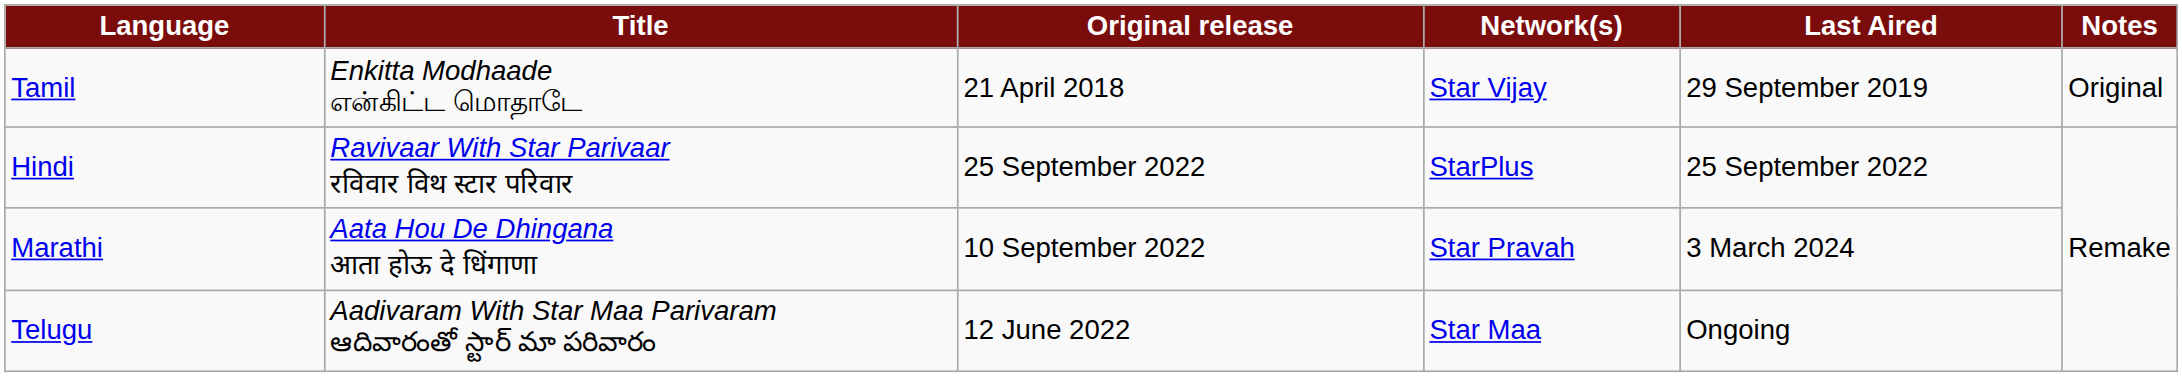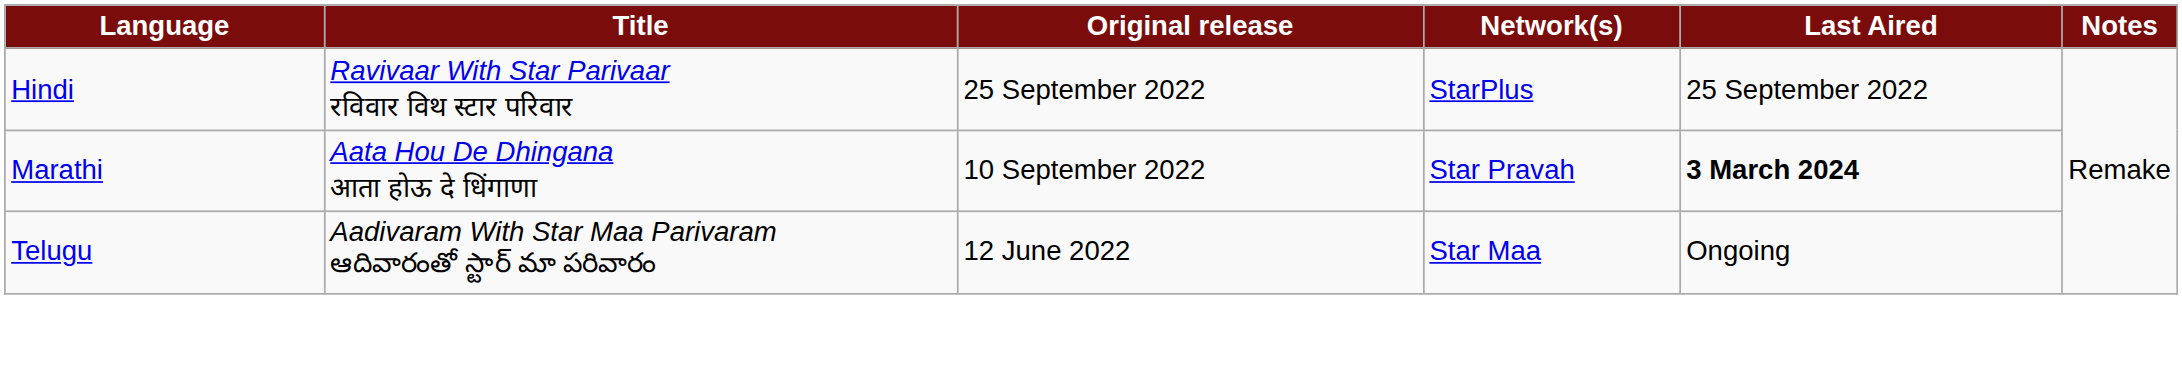- row: (43, 87)
(1770, 248) normal -> (1773, 170) bold
